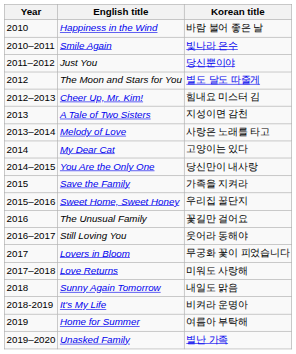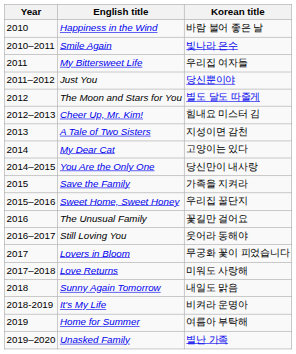+ row: (101, 63)
- row: (93, 132)
